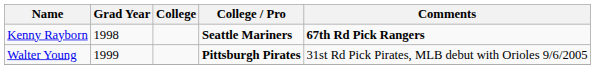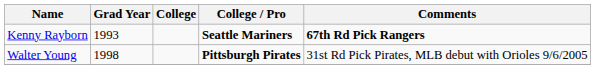(106, 34) 1998 -> (106, 34) 1993
(106, 54) 1999 -> (106, 54) 1998
